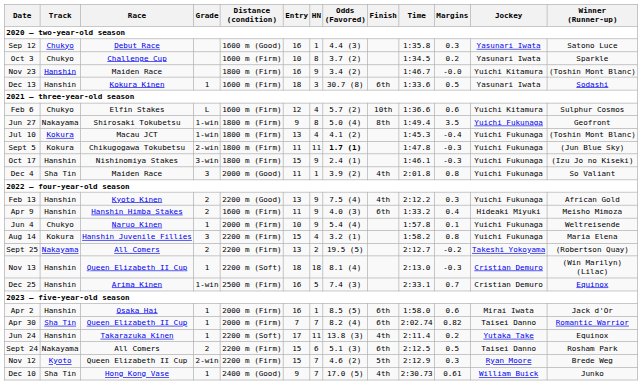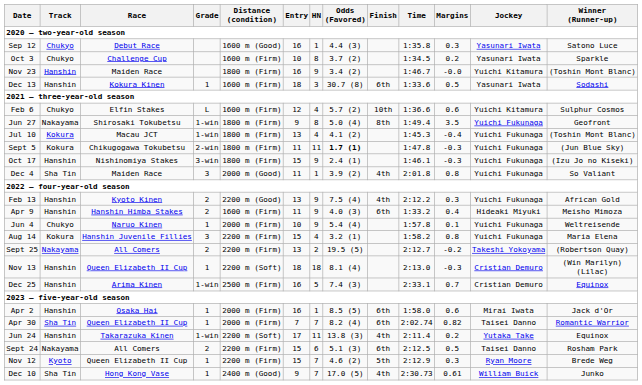(207, 335) 1 -> (207, 335) 1-win
(207, 361) 2-win -> (207, 361) 1
